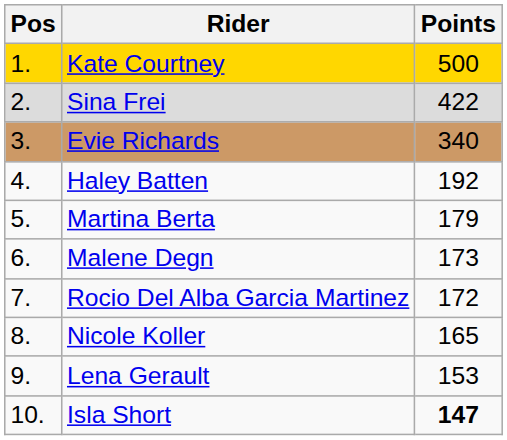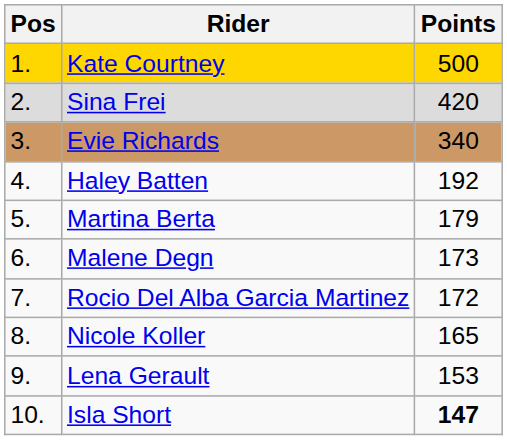(458, 102) 422 -> (458, 102) 420
